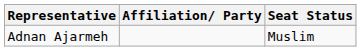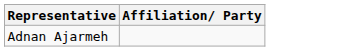- column: (310, 15)
